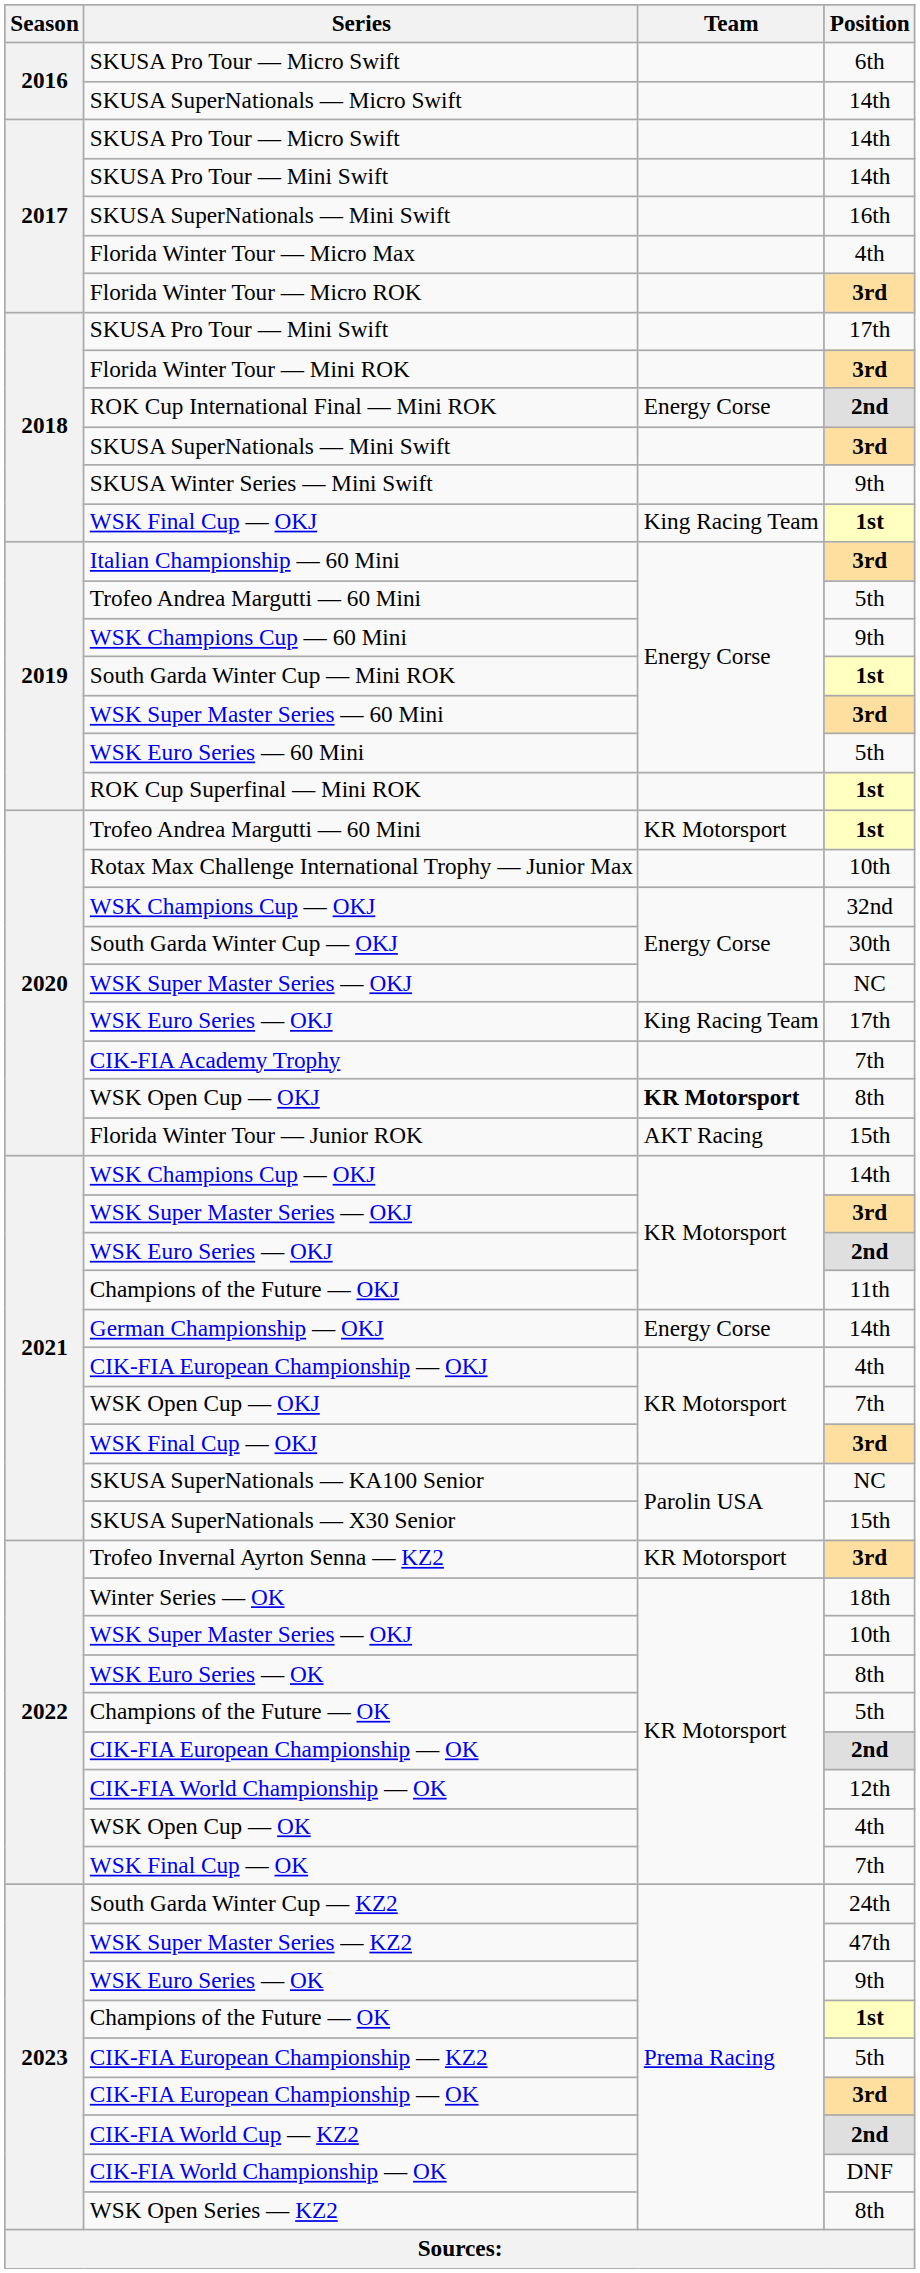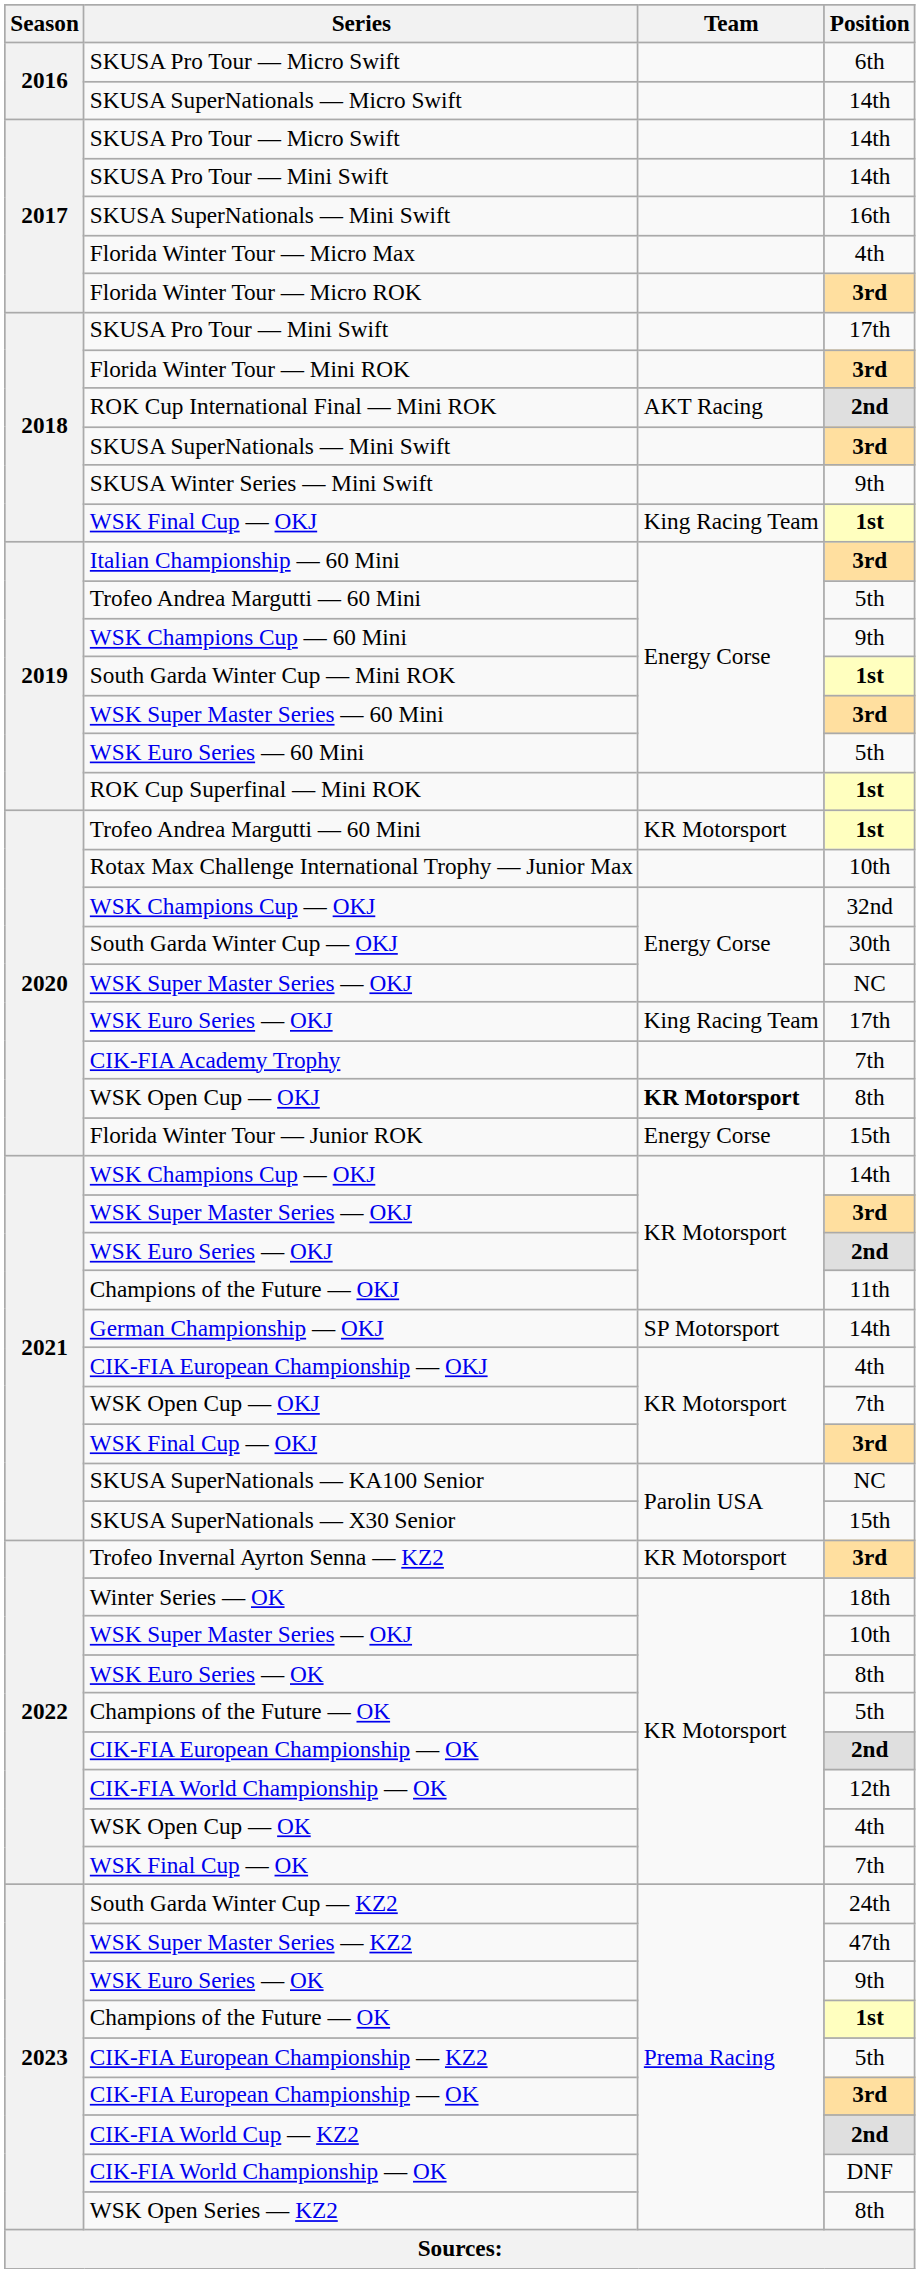(707, 406) Energy Corse -> (703, 406) AKT Racing
(703, 1135) AKT Racing -> (707, 1135) Energy Corse
(707, 1327) Energy Corse -> (712, 1327) SP Motorsport
